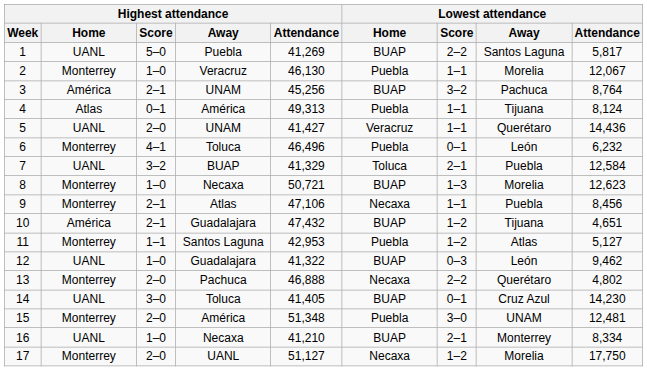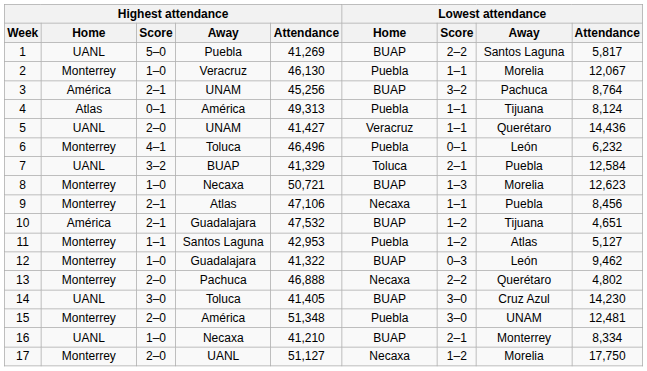(306, 223) 47,432 -> (306, 223) 47,532
(89, 261) UANL -> (89, 261) Monterrey
(457, 299) 0–1 -> (457, 299) 3–0
